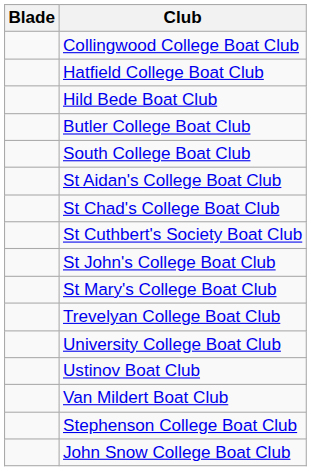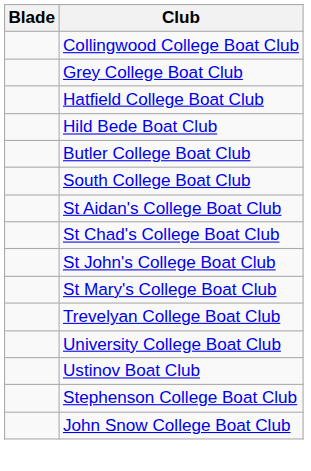+ row: (153, 72)
- row: (183, 235)
- row: (146, 398)
